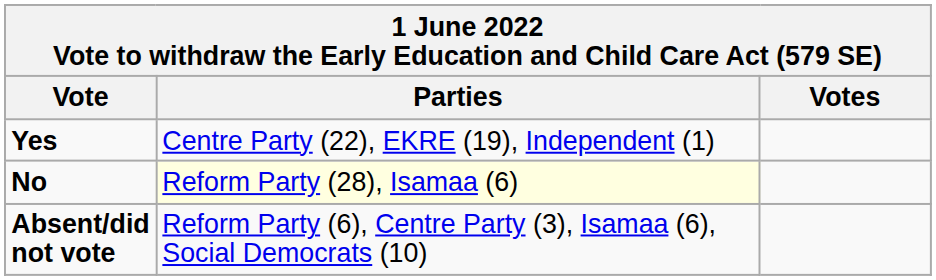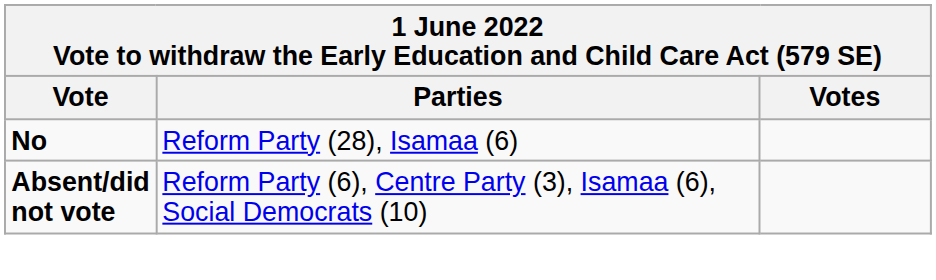- row: (34, 140)
(340, 182) lightyellow background -> (340, 140) no background
